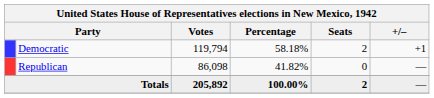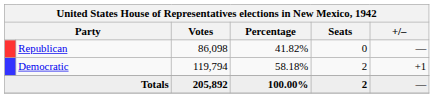rows swapped: (43, 49) <-> (43, 66)
